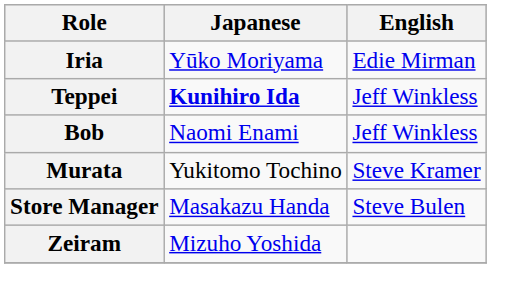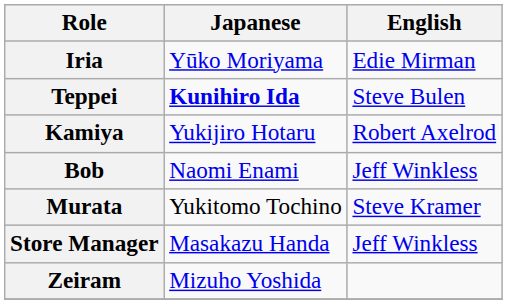(415, 96) Jeff Winkless -> (409, 96) Steve Bulen
+ row: (84, 133)
(409, 206) Steve Bulen -> (415, 243) Jeff Winkless
